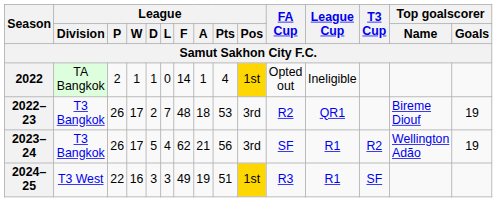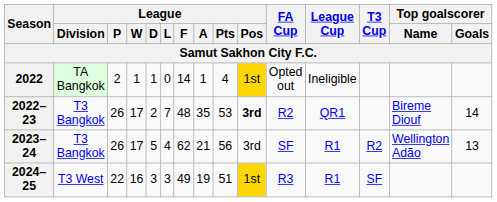(203, 113) 18 -> (203, 113) 35
(252, 113) normal -> (252, 113) bold
(472, 113) 19 -> (472, 113) 14
(472, 146) 19 -> (472, 146) 13
